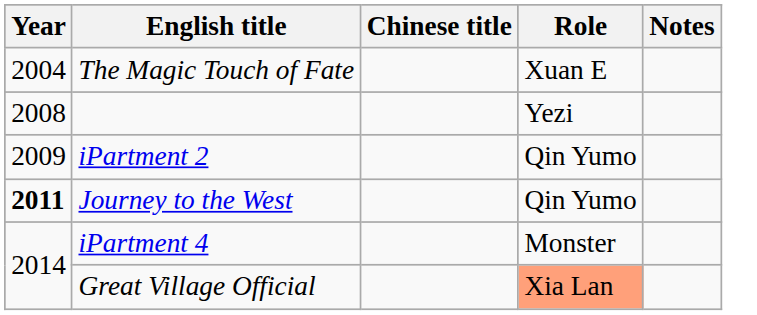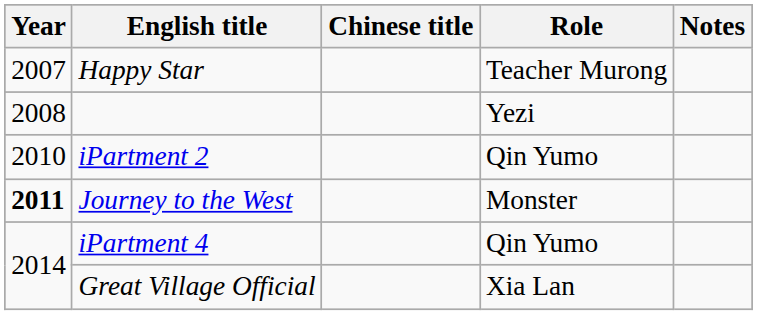- row: (216, 69)
+ row: (141, 69)
(39, 156) 2009 -> (39, 156) 2010
(581, 199) Qin Yumo -> (532, 199) Monster
(570, 243) Monster -> (542, 243) Qin Yumo
(569, 286) lightsalmon background -> (530, 286) no background
